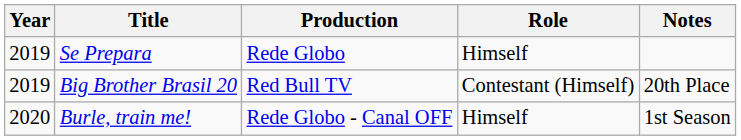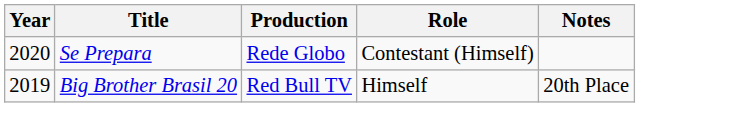(30, 53) 2019 -> (30, 53) 2020
(495, 53) Himself -> (448, 53) Contestant (Himself)
(548, 85) Contestant (Himself) -> (394, 85) Himself
- row: (125, 118)
